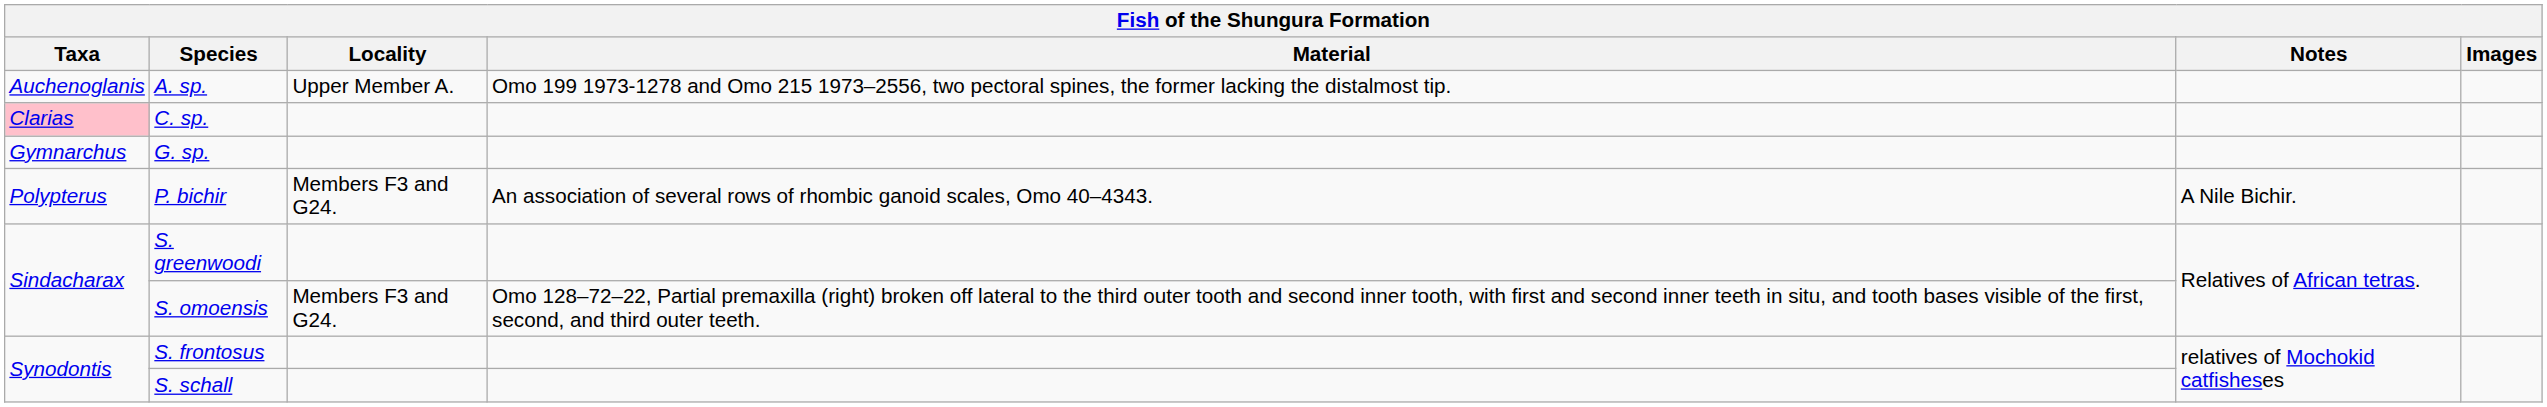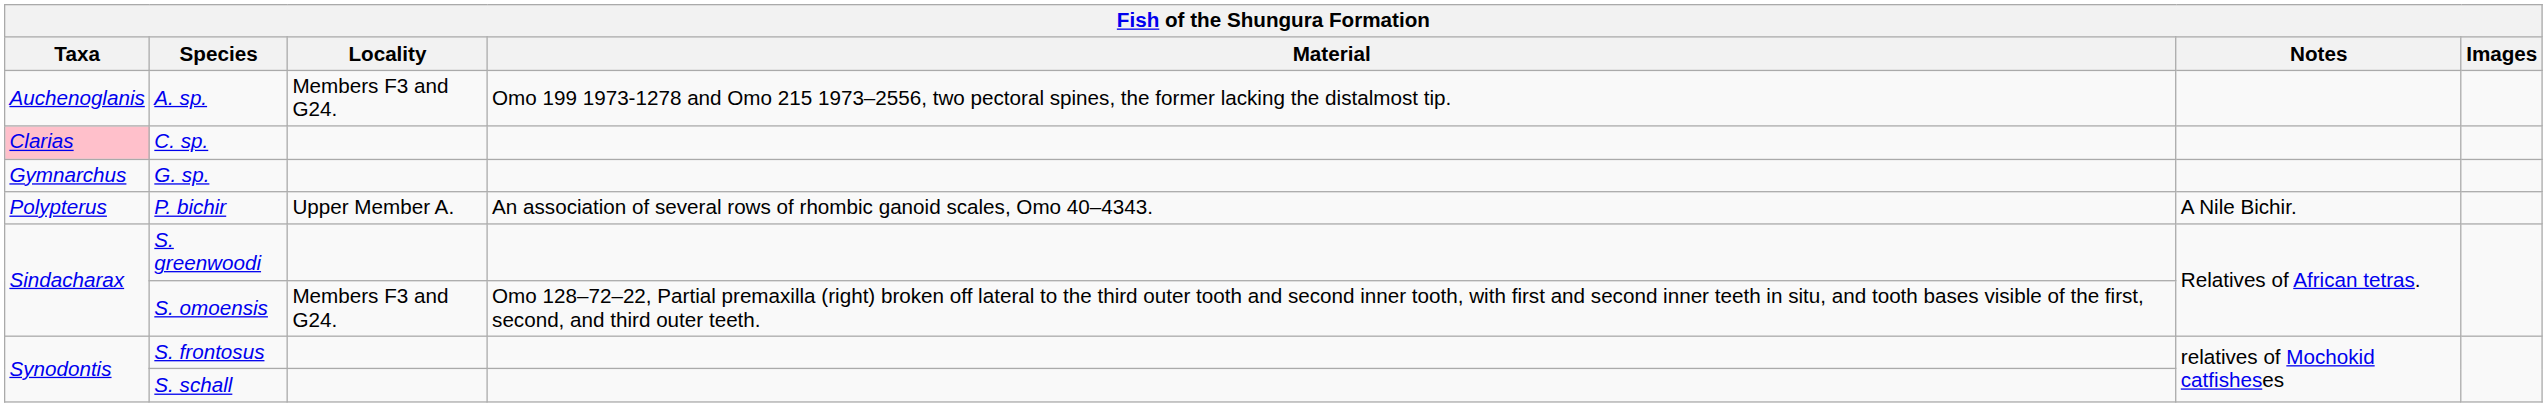(373, 86) Upper Member A. -> (370, 97) Members F3 and G24.
(370, 196) Members F3 and G24. -> (373, 207) Upper Member A.
